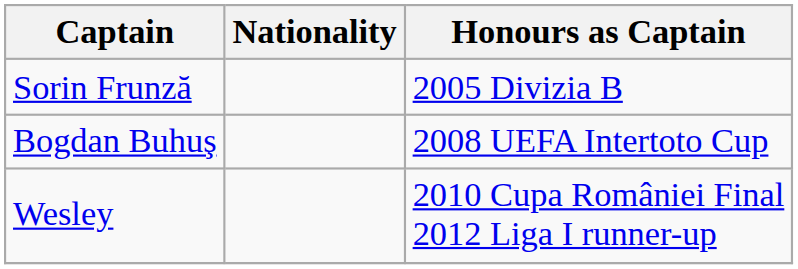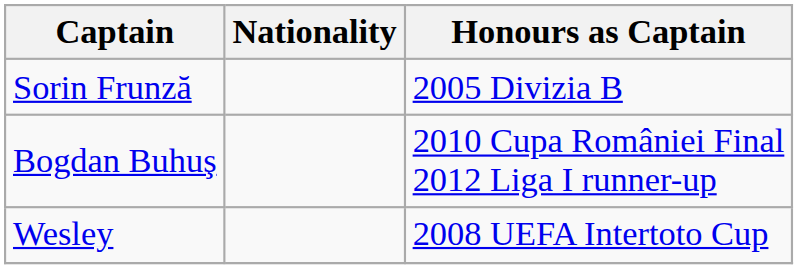(591, 140) 2008 UEFA Intertoto Cup -> (598, 160) 2010 Cupa României Final 2012 Liga I runner-up
(598, 214) 2010 Cupa României Final 2012 Liga I runner-up -> (591, 234) 2008 UEFA Intertoto Cup
